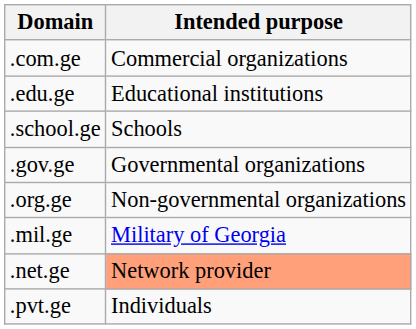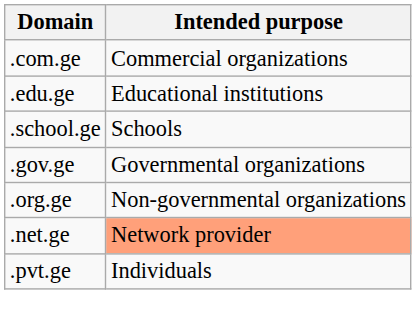- row: (41, 235)
